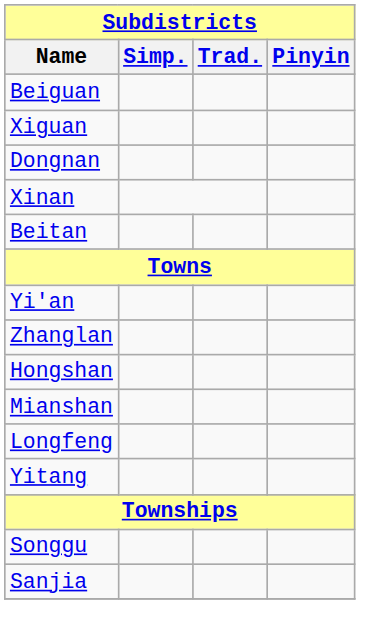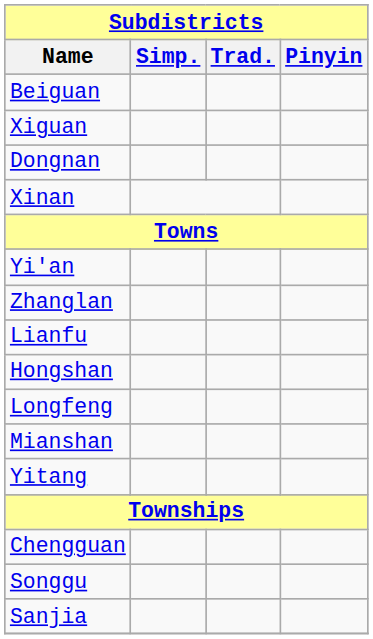- row: (49, 232)
+ row: (49, 337)
rows swapped: (61, 442) <-> (61, 407)
+ row: (68, 547)
